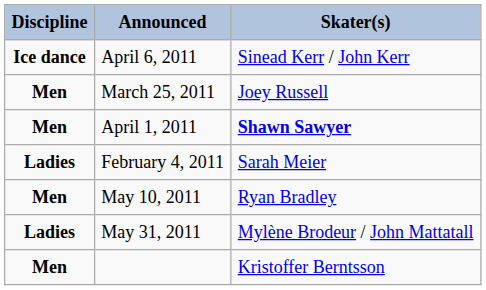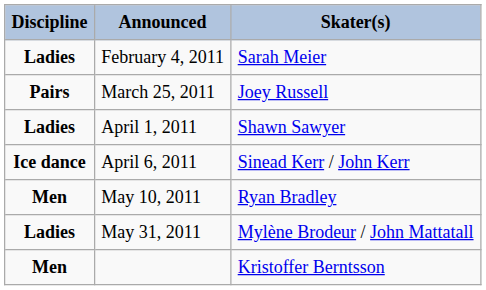rows swapped: (163, 162) <-> (149, 57)
(49, 92) Men -> (49, 92) Pairs
(49, 127) Men -> (49, 127) Ladies
(294, 127) bold -> (291, 127) normal
